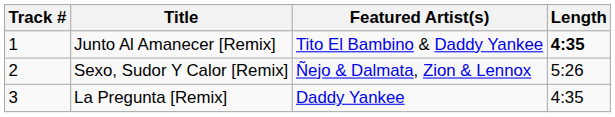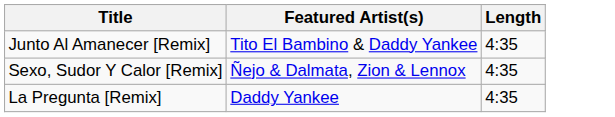- column: (37, 17)
(568, 44) bold -> (502, 44) normal
(567, 71) 5:26 -> (502, 71) 4:35
